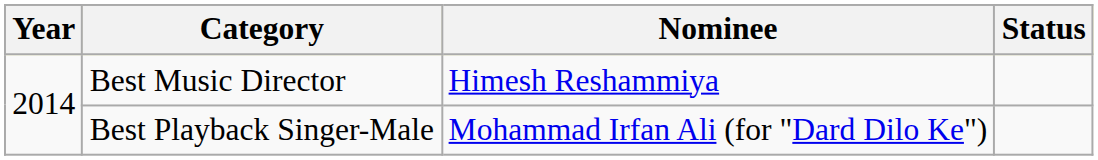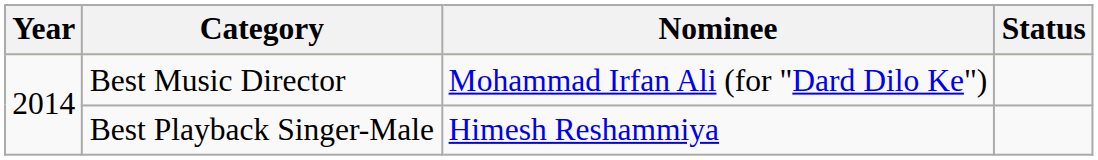(584, 79) Himesh Reshammiya -> (718, 79) Mohammad Irfan Ali (for "Dard Dilo Ke")
(718, 129) Mohammad Irfan Ali (for "Dard Dilo Ke") -> (584, 129) Himesh Reshammiya
